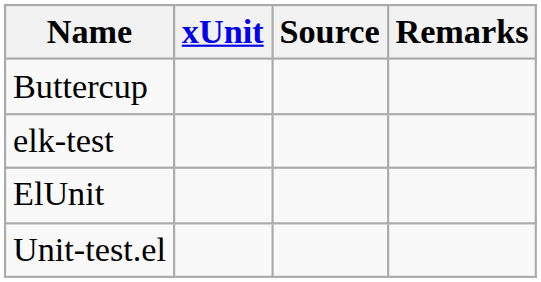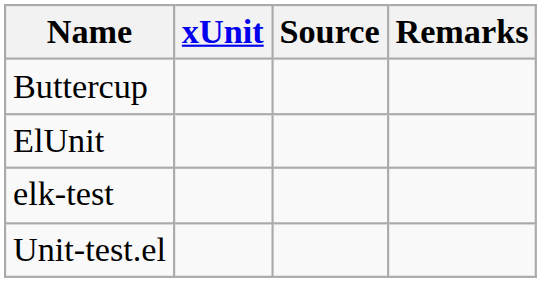rows swapped: (59, 194) <-> (63, 140)
